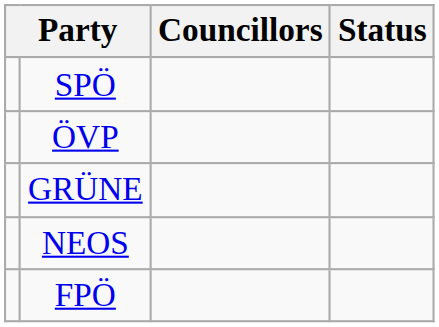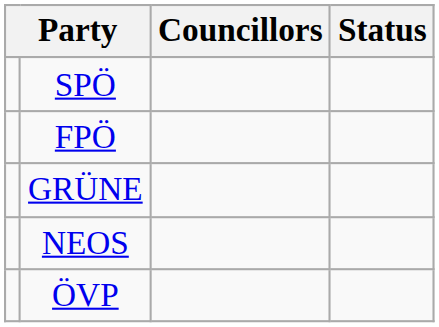rows swapped: (85, 136) <-> (85, 294)
